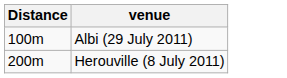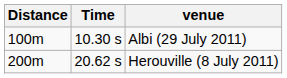+ column: (98, 15)
